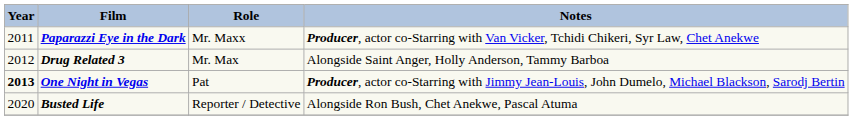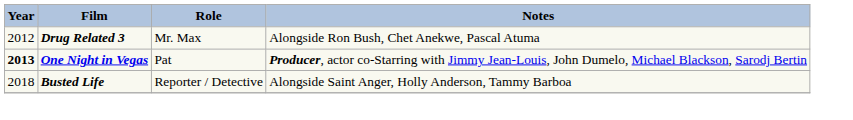- row: (113, 38)
(458, 60) Alongside Saint Anger, Holly Anderson, Tammy Barboa -> (404, 38) Alongside Ron Bush, Chet Anekwe, Pascal Atuma
(21, 104) 2020 -> (21, 82) 2018
(442, 104) Alongside Ron Bush, Chet Anekwe, Pascal Atuma -> (420, 82) Alongside Saint Anger, Holly Anderson, Tammy Barboa
